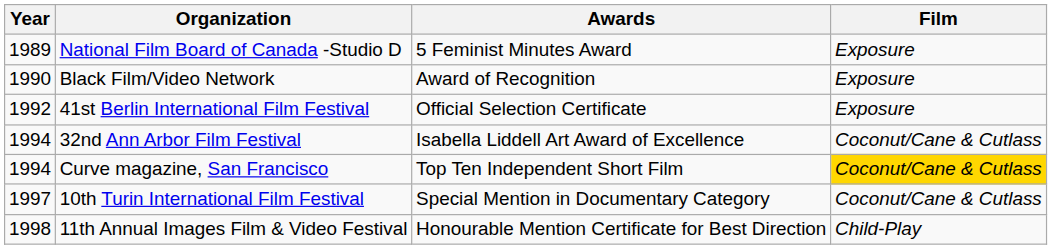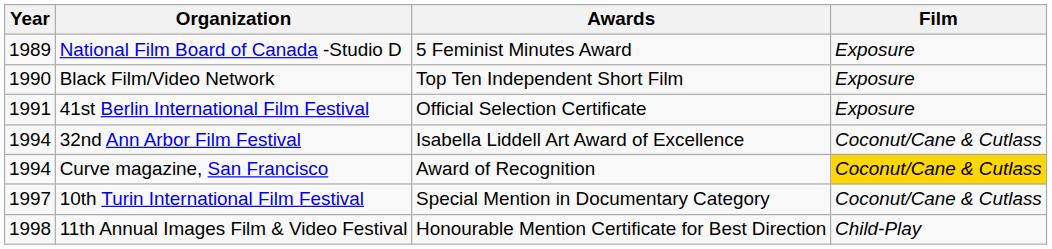(506, 79) Award of Recognition -> (550, 79) Top Ten Independent Short Film
(30, 109) 1992 -> (30, 109) 1991
(550, 169) Top Ten Independent Short Film -> (506, 169) Award of Recognition
